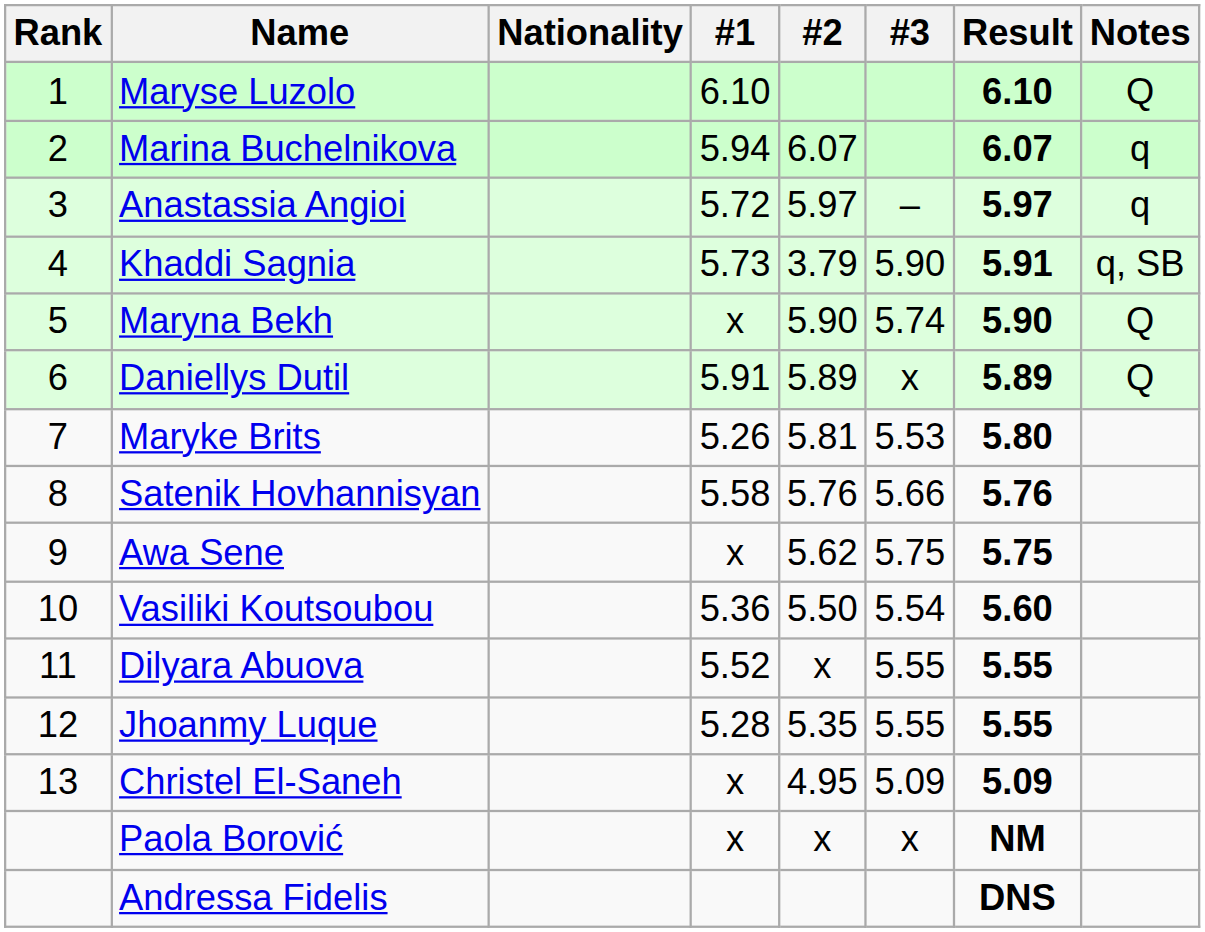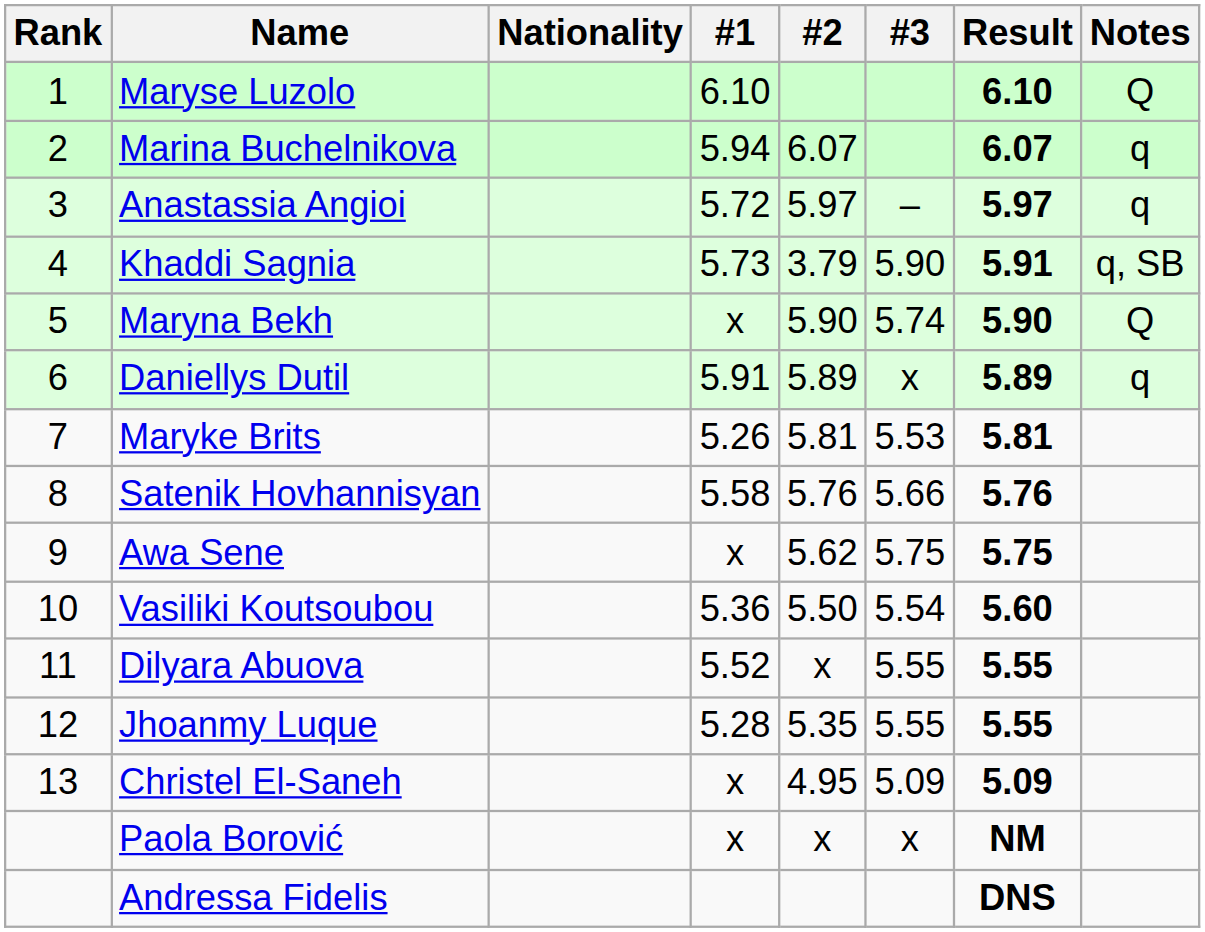(1140, 378) Q -> (1140, 378) q
(1017, 436) 5.80 -> (1017, 436) 5.81
